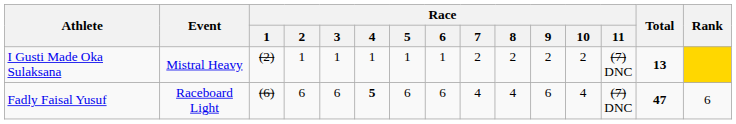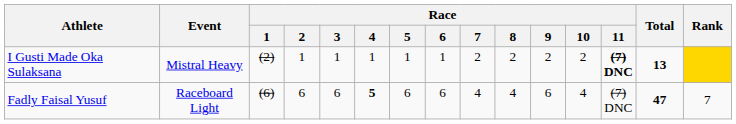(618, 64) normal -> (618, 64) bold
(707, 100) 6 -> (707, 100) 7
